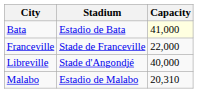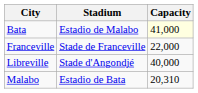(92, 29) Estadio de Bata -> (99, 29) Estadio de Malabo
(99, 79) Estadio de Malabo -> (92, 79) Estadio de Bata
